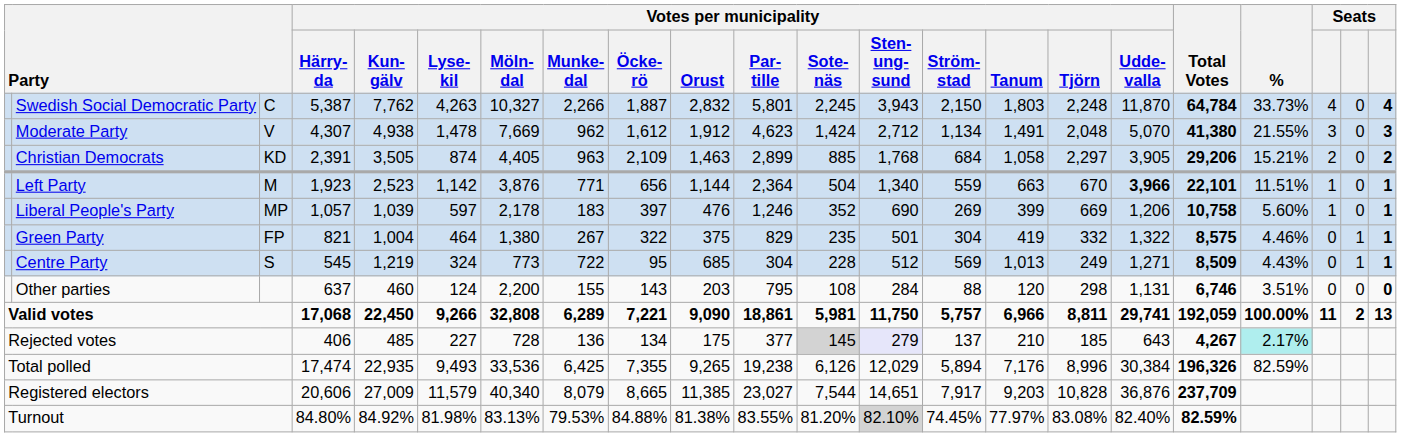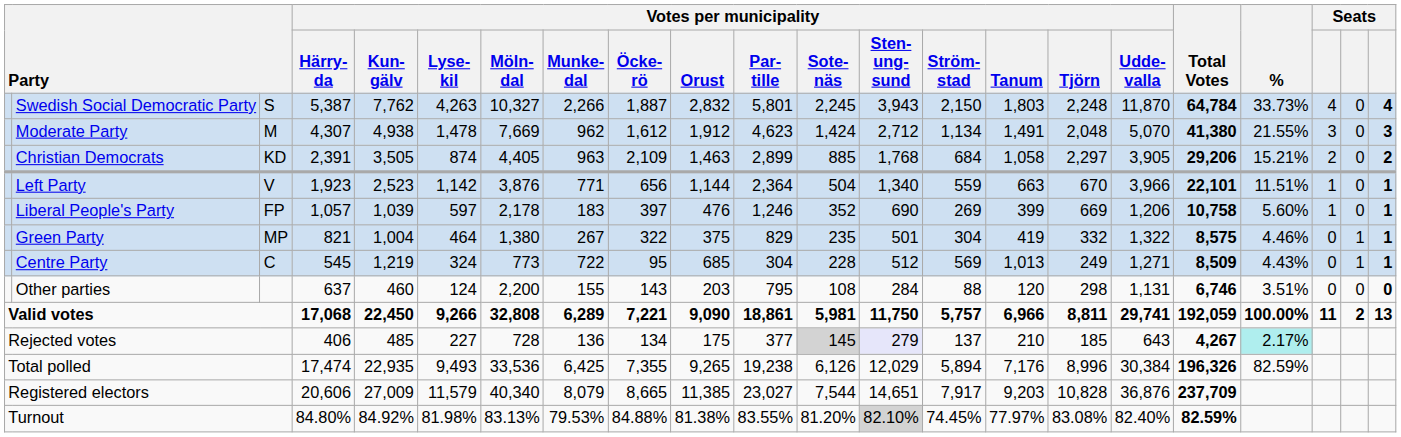(270, 105) C -> (269, 105) S
(269, 131) V -> (270, 131) M
(270, 185) M -> (269, 185) V
(1150, 185) bold -> (1150, 185) normal
(276, 211) MP -> (274, 211) FP
(274, 237) FP -> (276, 237) MP
(269, 263) S -> (270, 263) C
